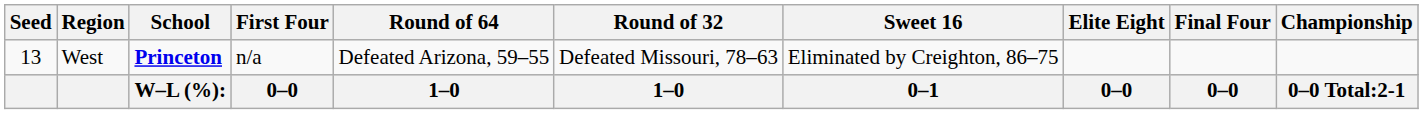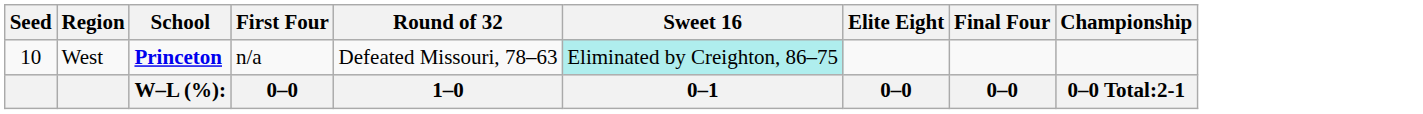- column: (444, 22)
(31, 56) 13 -> (31, 56) 10
(923, 56) no background -> (703, 56) paleturquoise background
